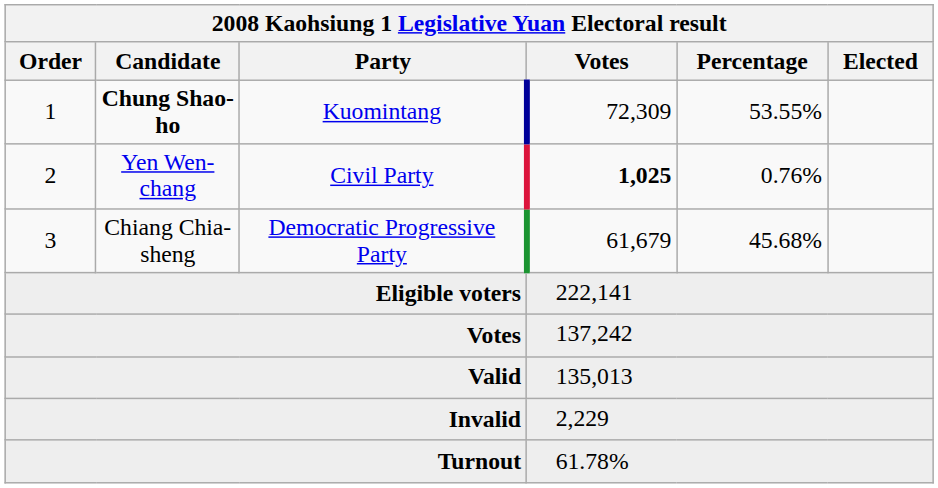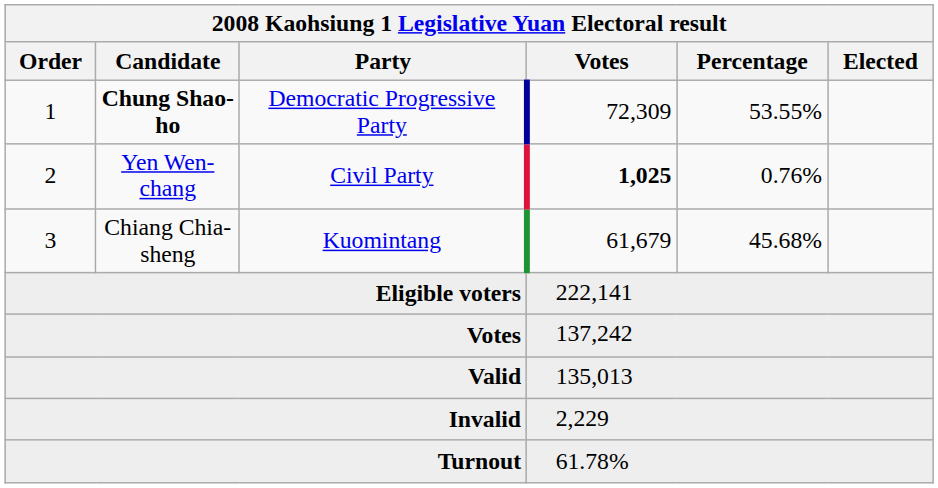(382, 111) Kuomintang -> (382, 111) Democratic Progressive Party
(382, 240) Democratic Progressive Party -> (382, 240) Kuomintang
